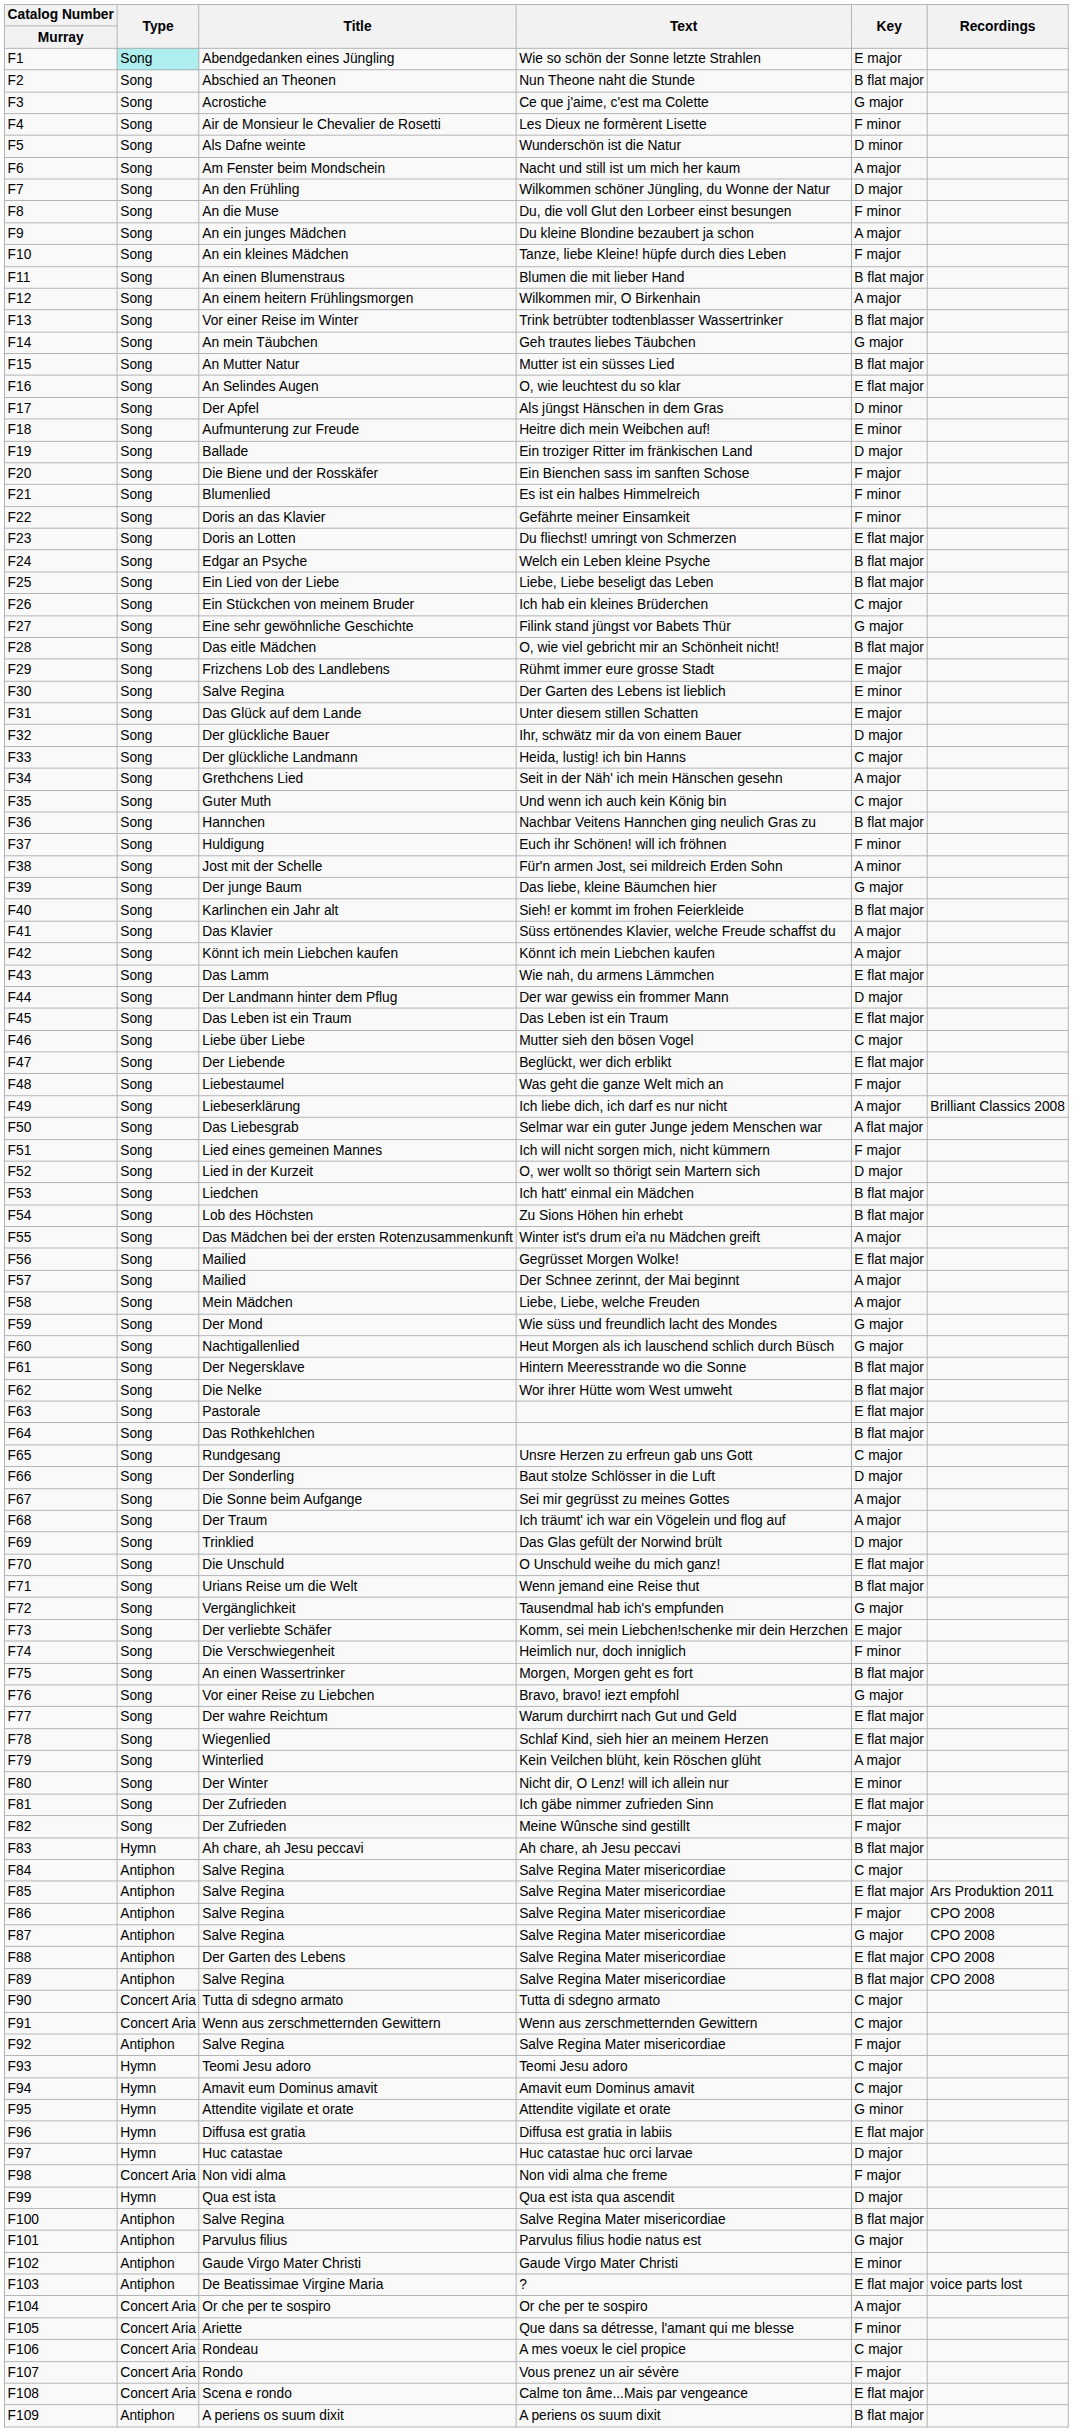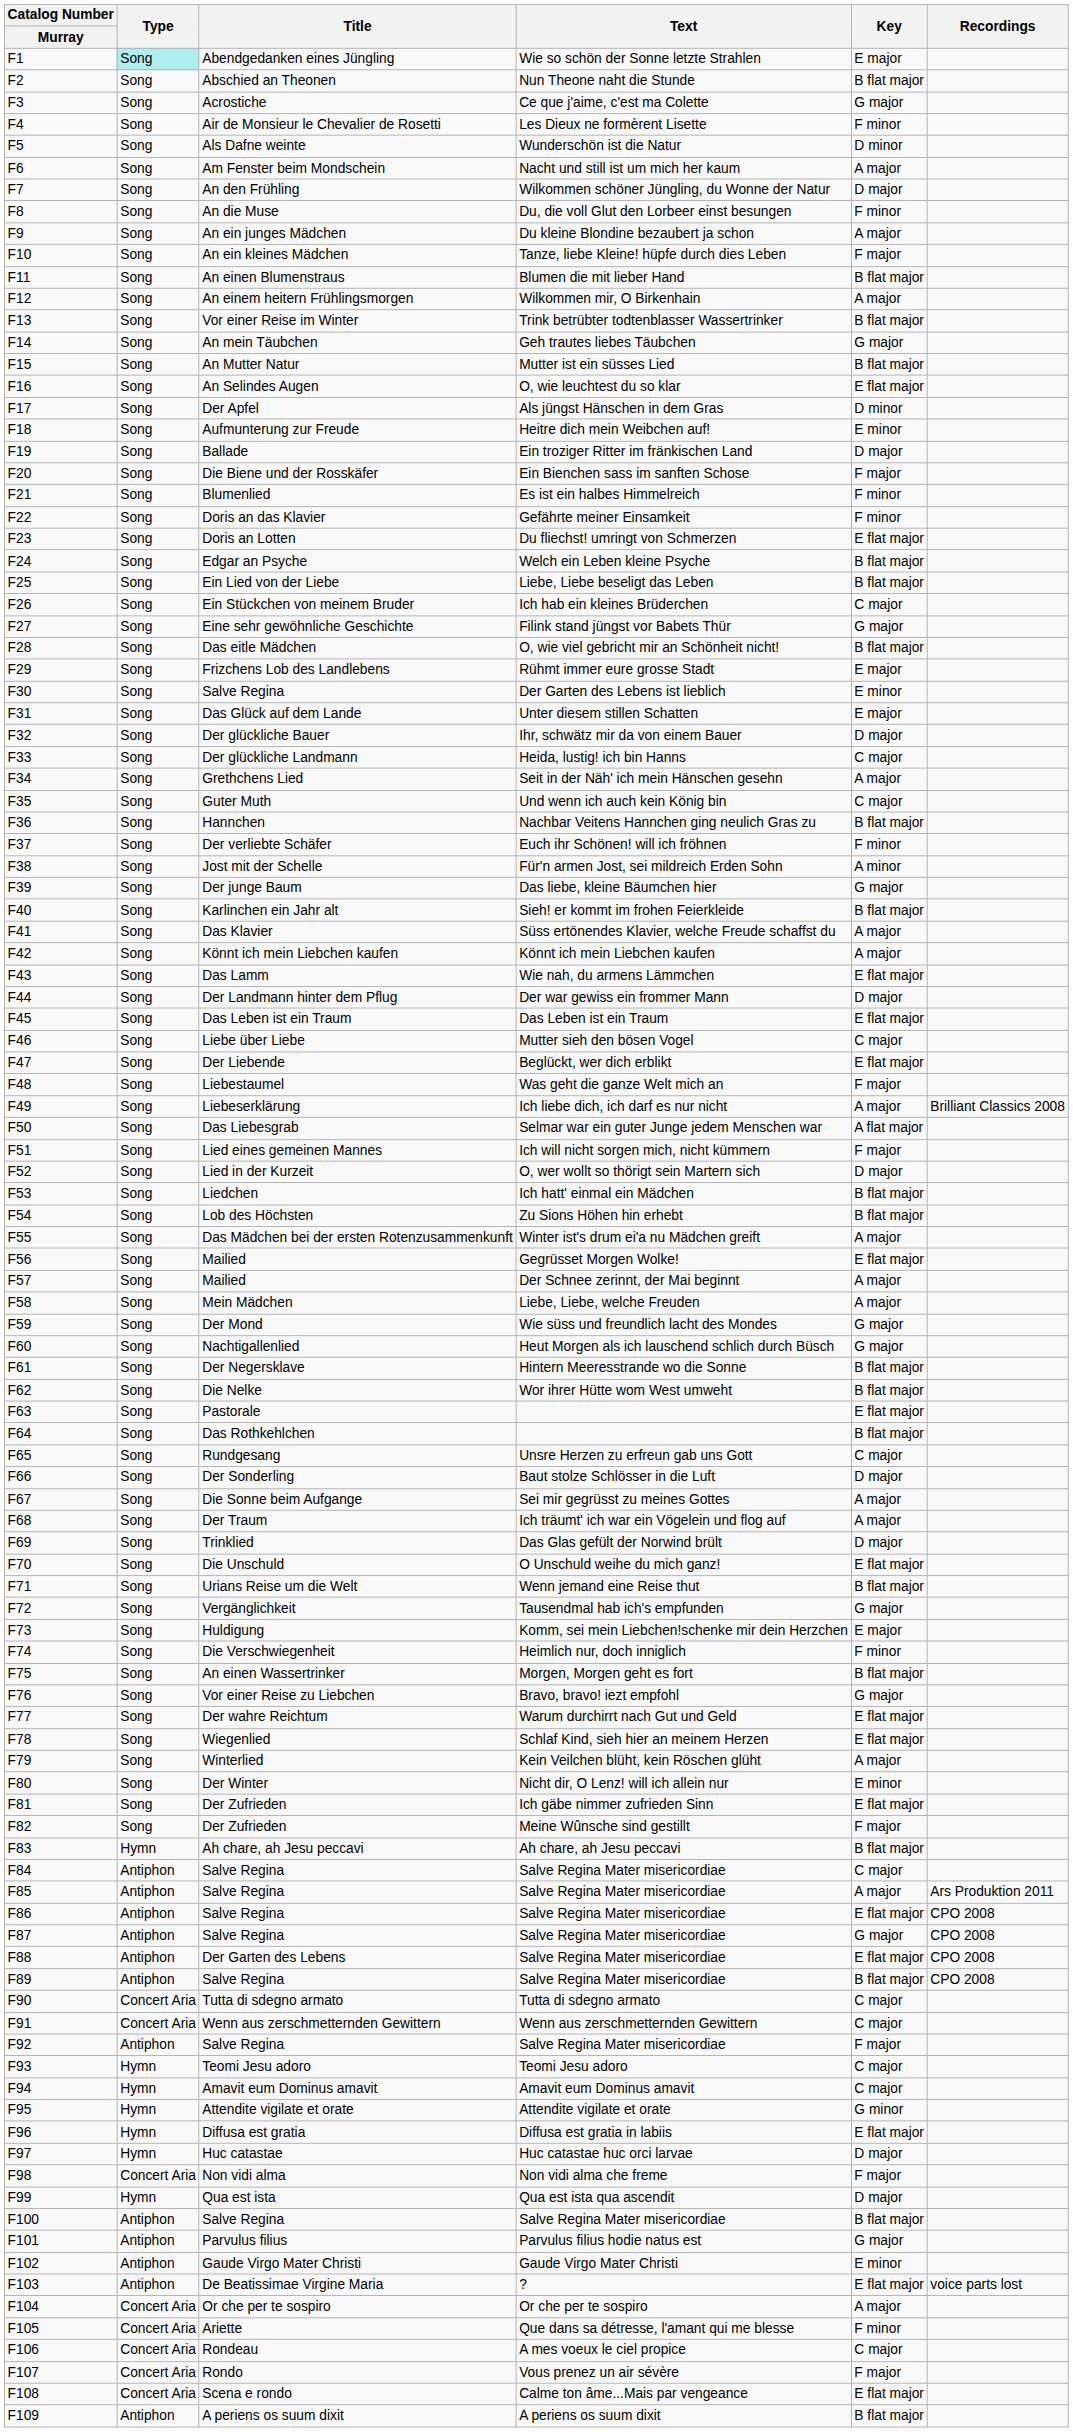(233, 844) Huldigung -> (267, 844) Der verliebte Schäfer
(267, 1630) Der verliebte Schäfer -> (233, 1630) Huldigung
(889, 1892) E flat major -> (878, 1892) A major
(878, 1913) F major -> (889, 1913) E flat major
